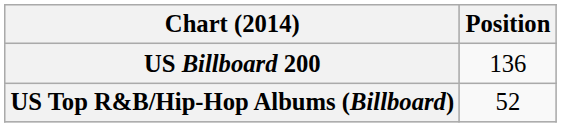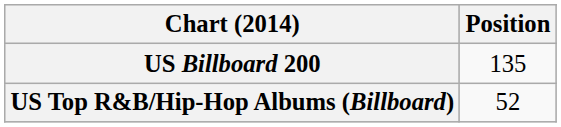(508, 63) 136 -> (508, 63) 135
